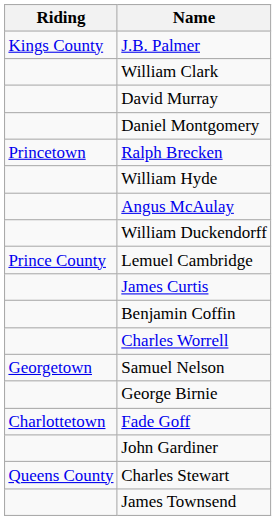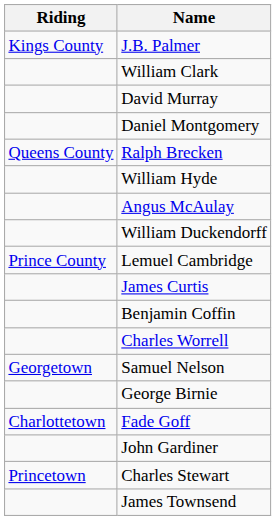(47, 152) Princetown -> (61, 152) Queens County
(61, 475) Queens County -> (47, 475) Princetown
